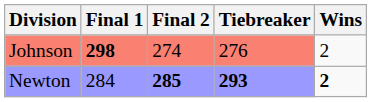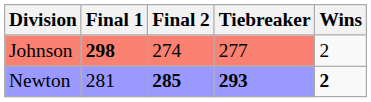(233, 50) 276 -> (233, 50) 277
(100, 81) 284 -> (100, 81) 281
